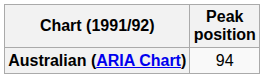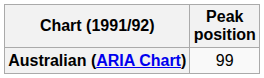(225, 60) 94 -> (225, 60) 99
